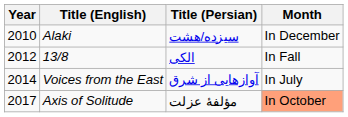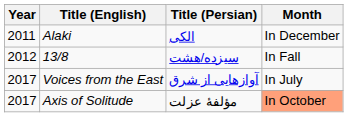(22, 36) 2010 -> (22, 36) 2011
(204, 36) سیزده/هشت -> (182, 36) الکی
(182, 58) الکی -> (204, 58) سیزده/هشت
(22, 79) 2014 -> (22, 79) 2017
